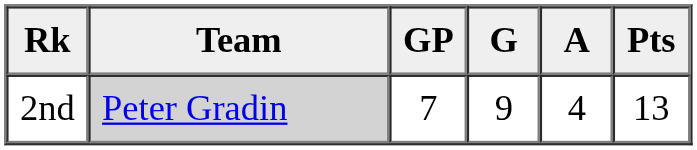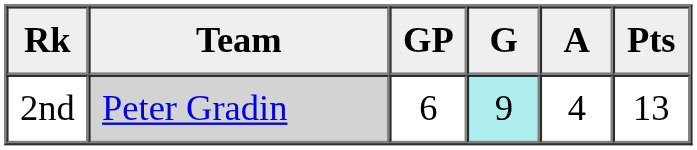(428, 108) 7 -> (428, 108) 6
(504, 108) no background -> (504, 108) paleturquoise background
